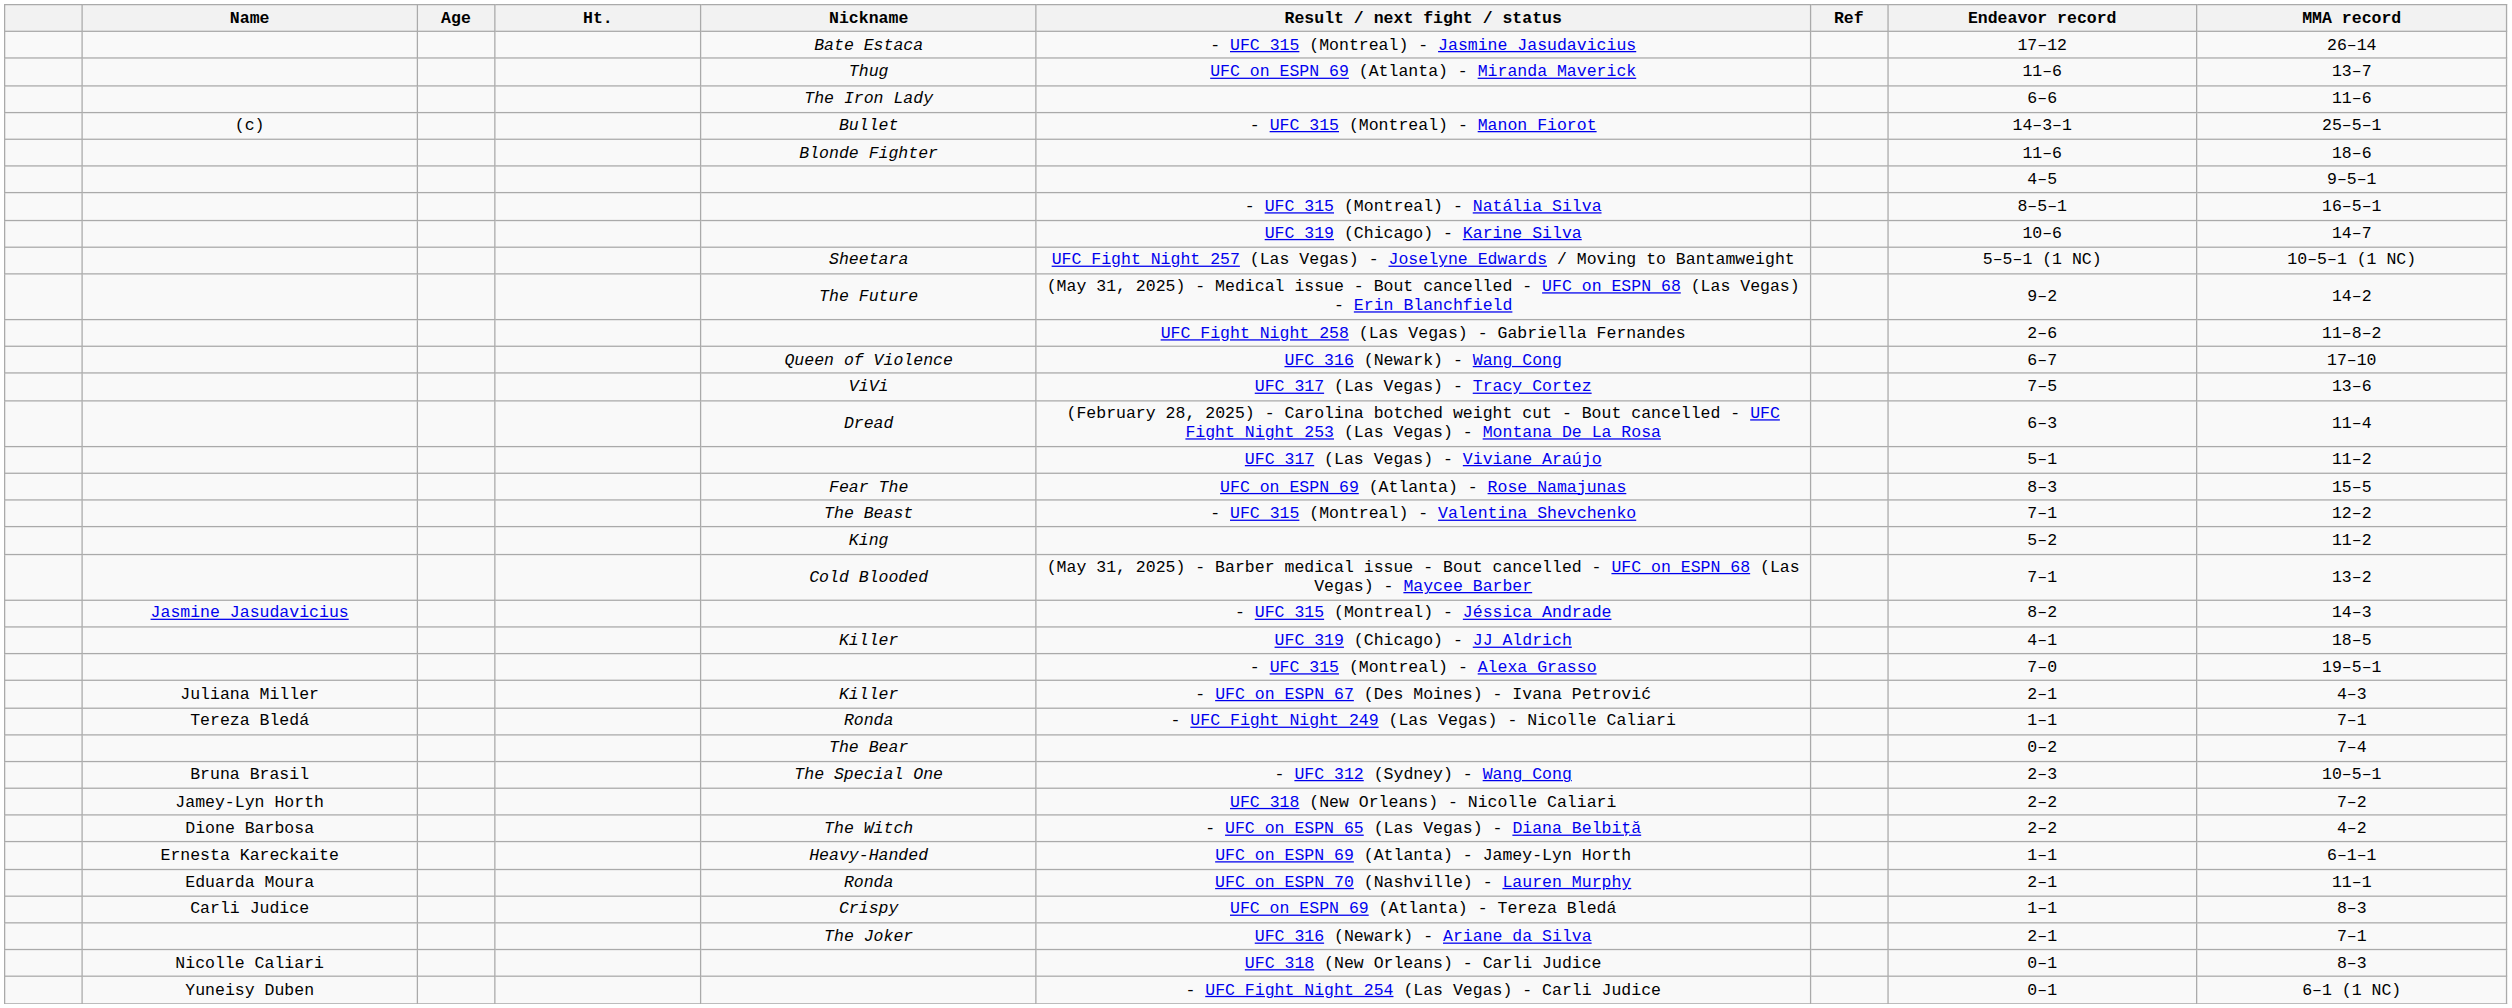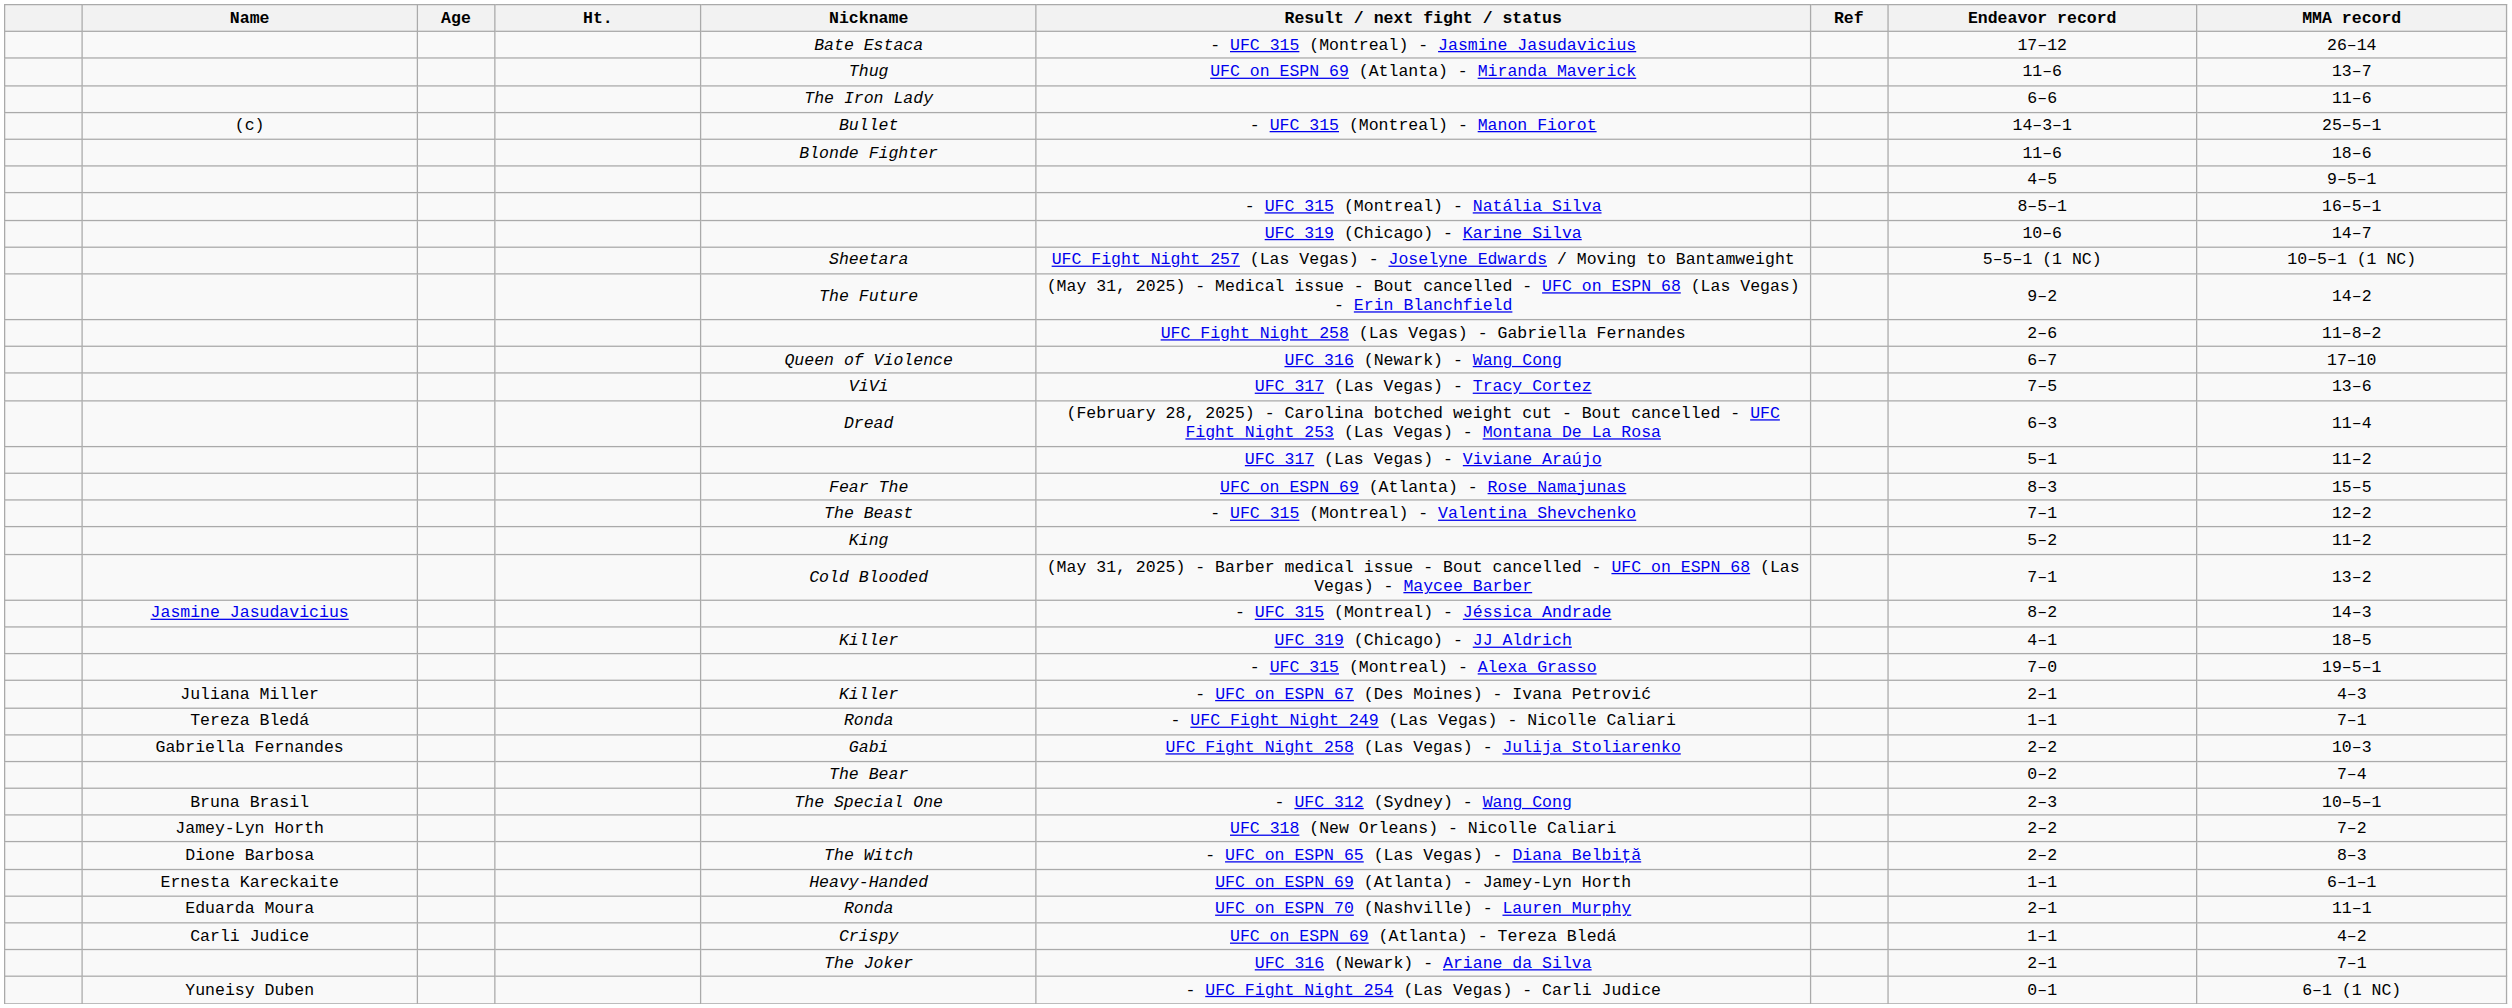+ row: (43, 748)
(2352, 829) 4–2 -> (2352, 856) 8–3
(2352, 909) 8–3 -> (2352, 936) 4–2
- row: (43, 963)
